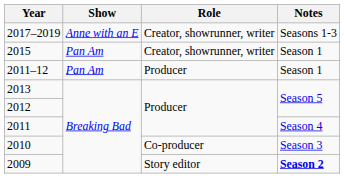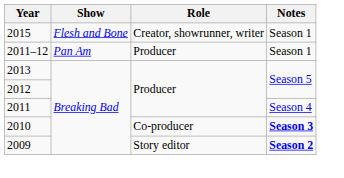- row: (34, 32)
(85, 51) Pan Am -> (91, 32) Flesh and Bone
(301, 145) normal -> (291, 126) bold
